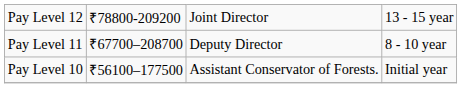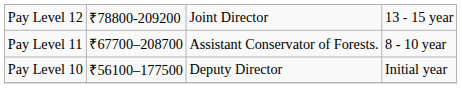(236, 43) Deputy Director -> (284, 43) Assistant Conservator of Forests.
(284, 69) Assistant Conservator of Forests. -> (236, 69) Deputy Director
